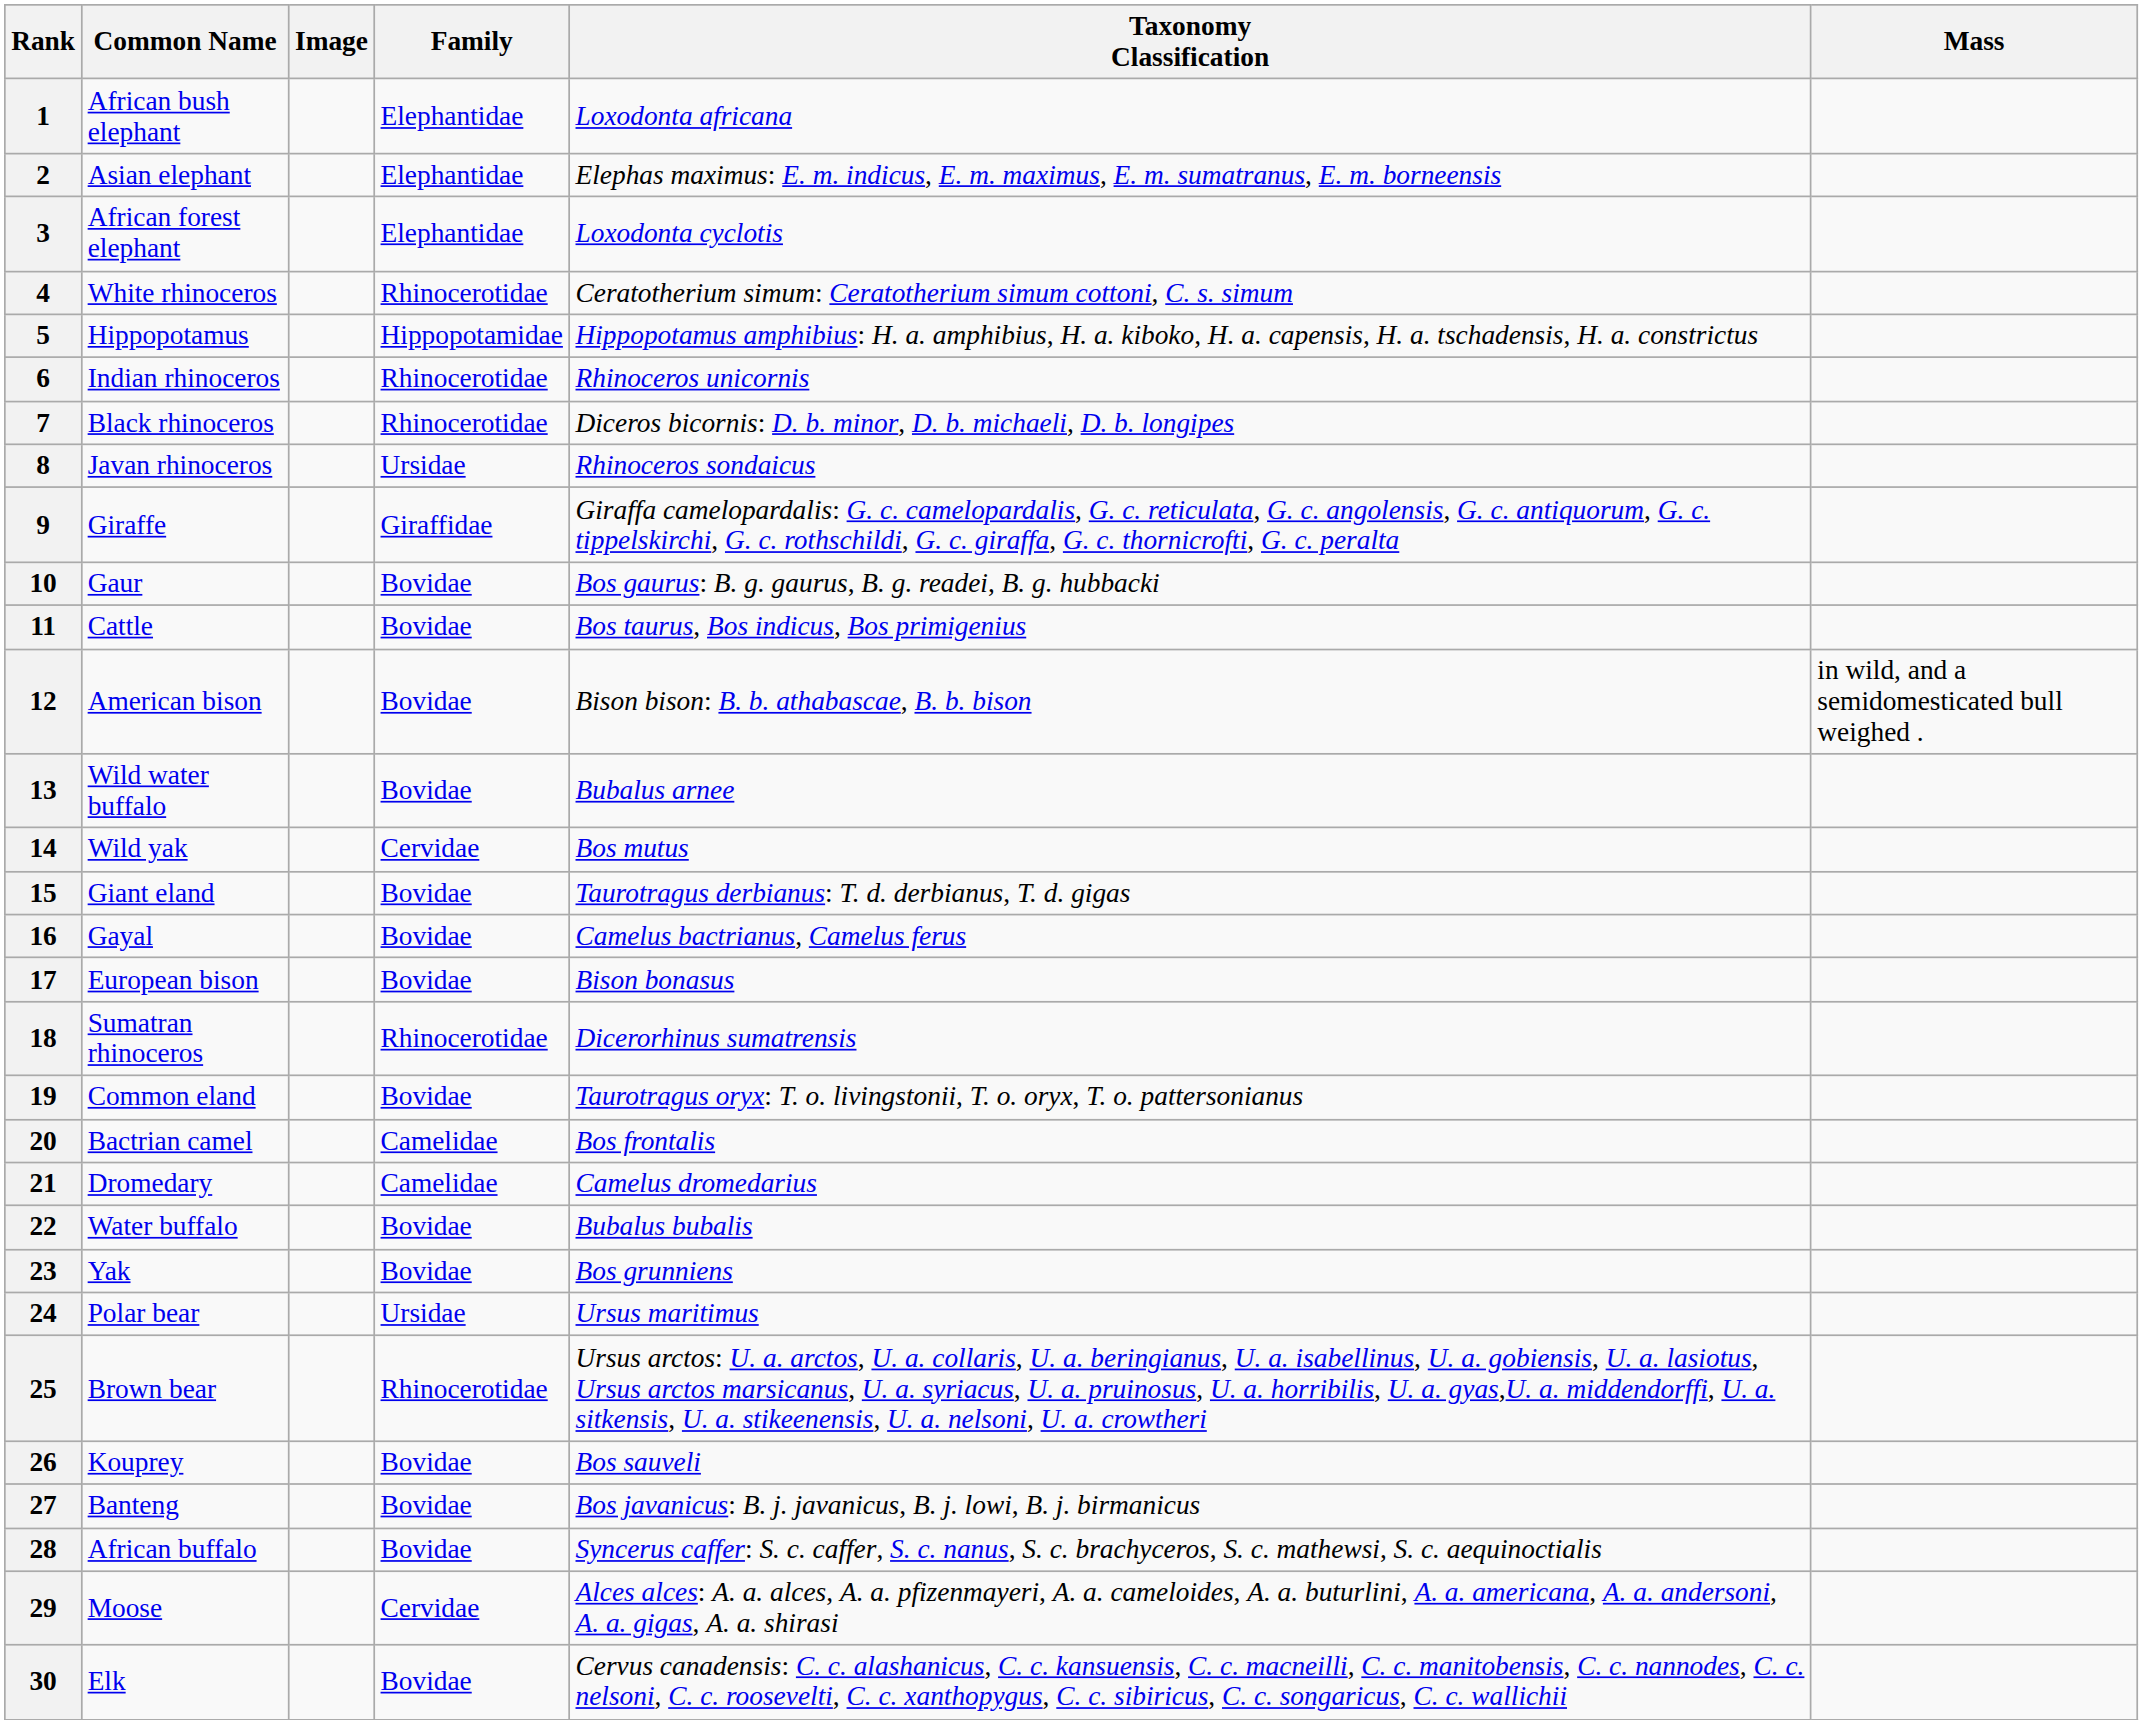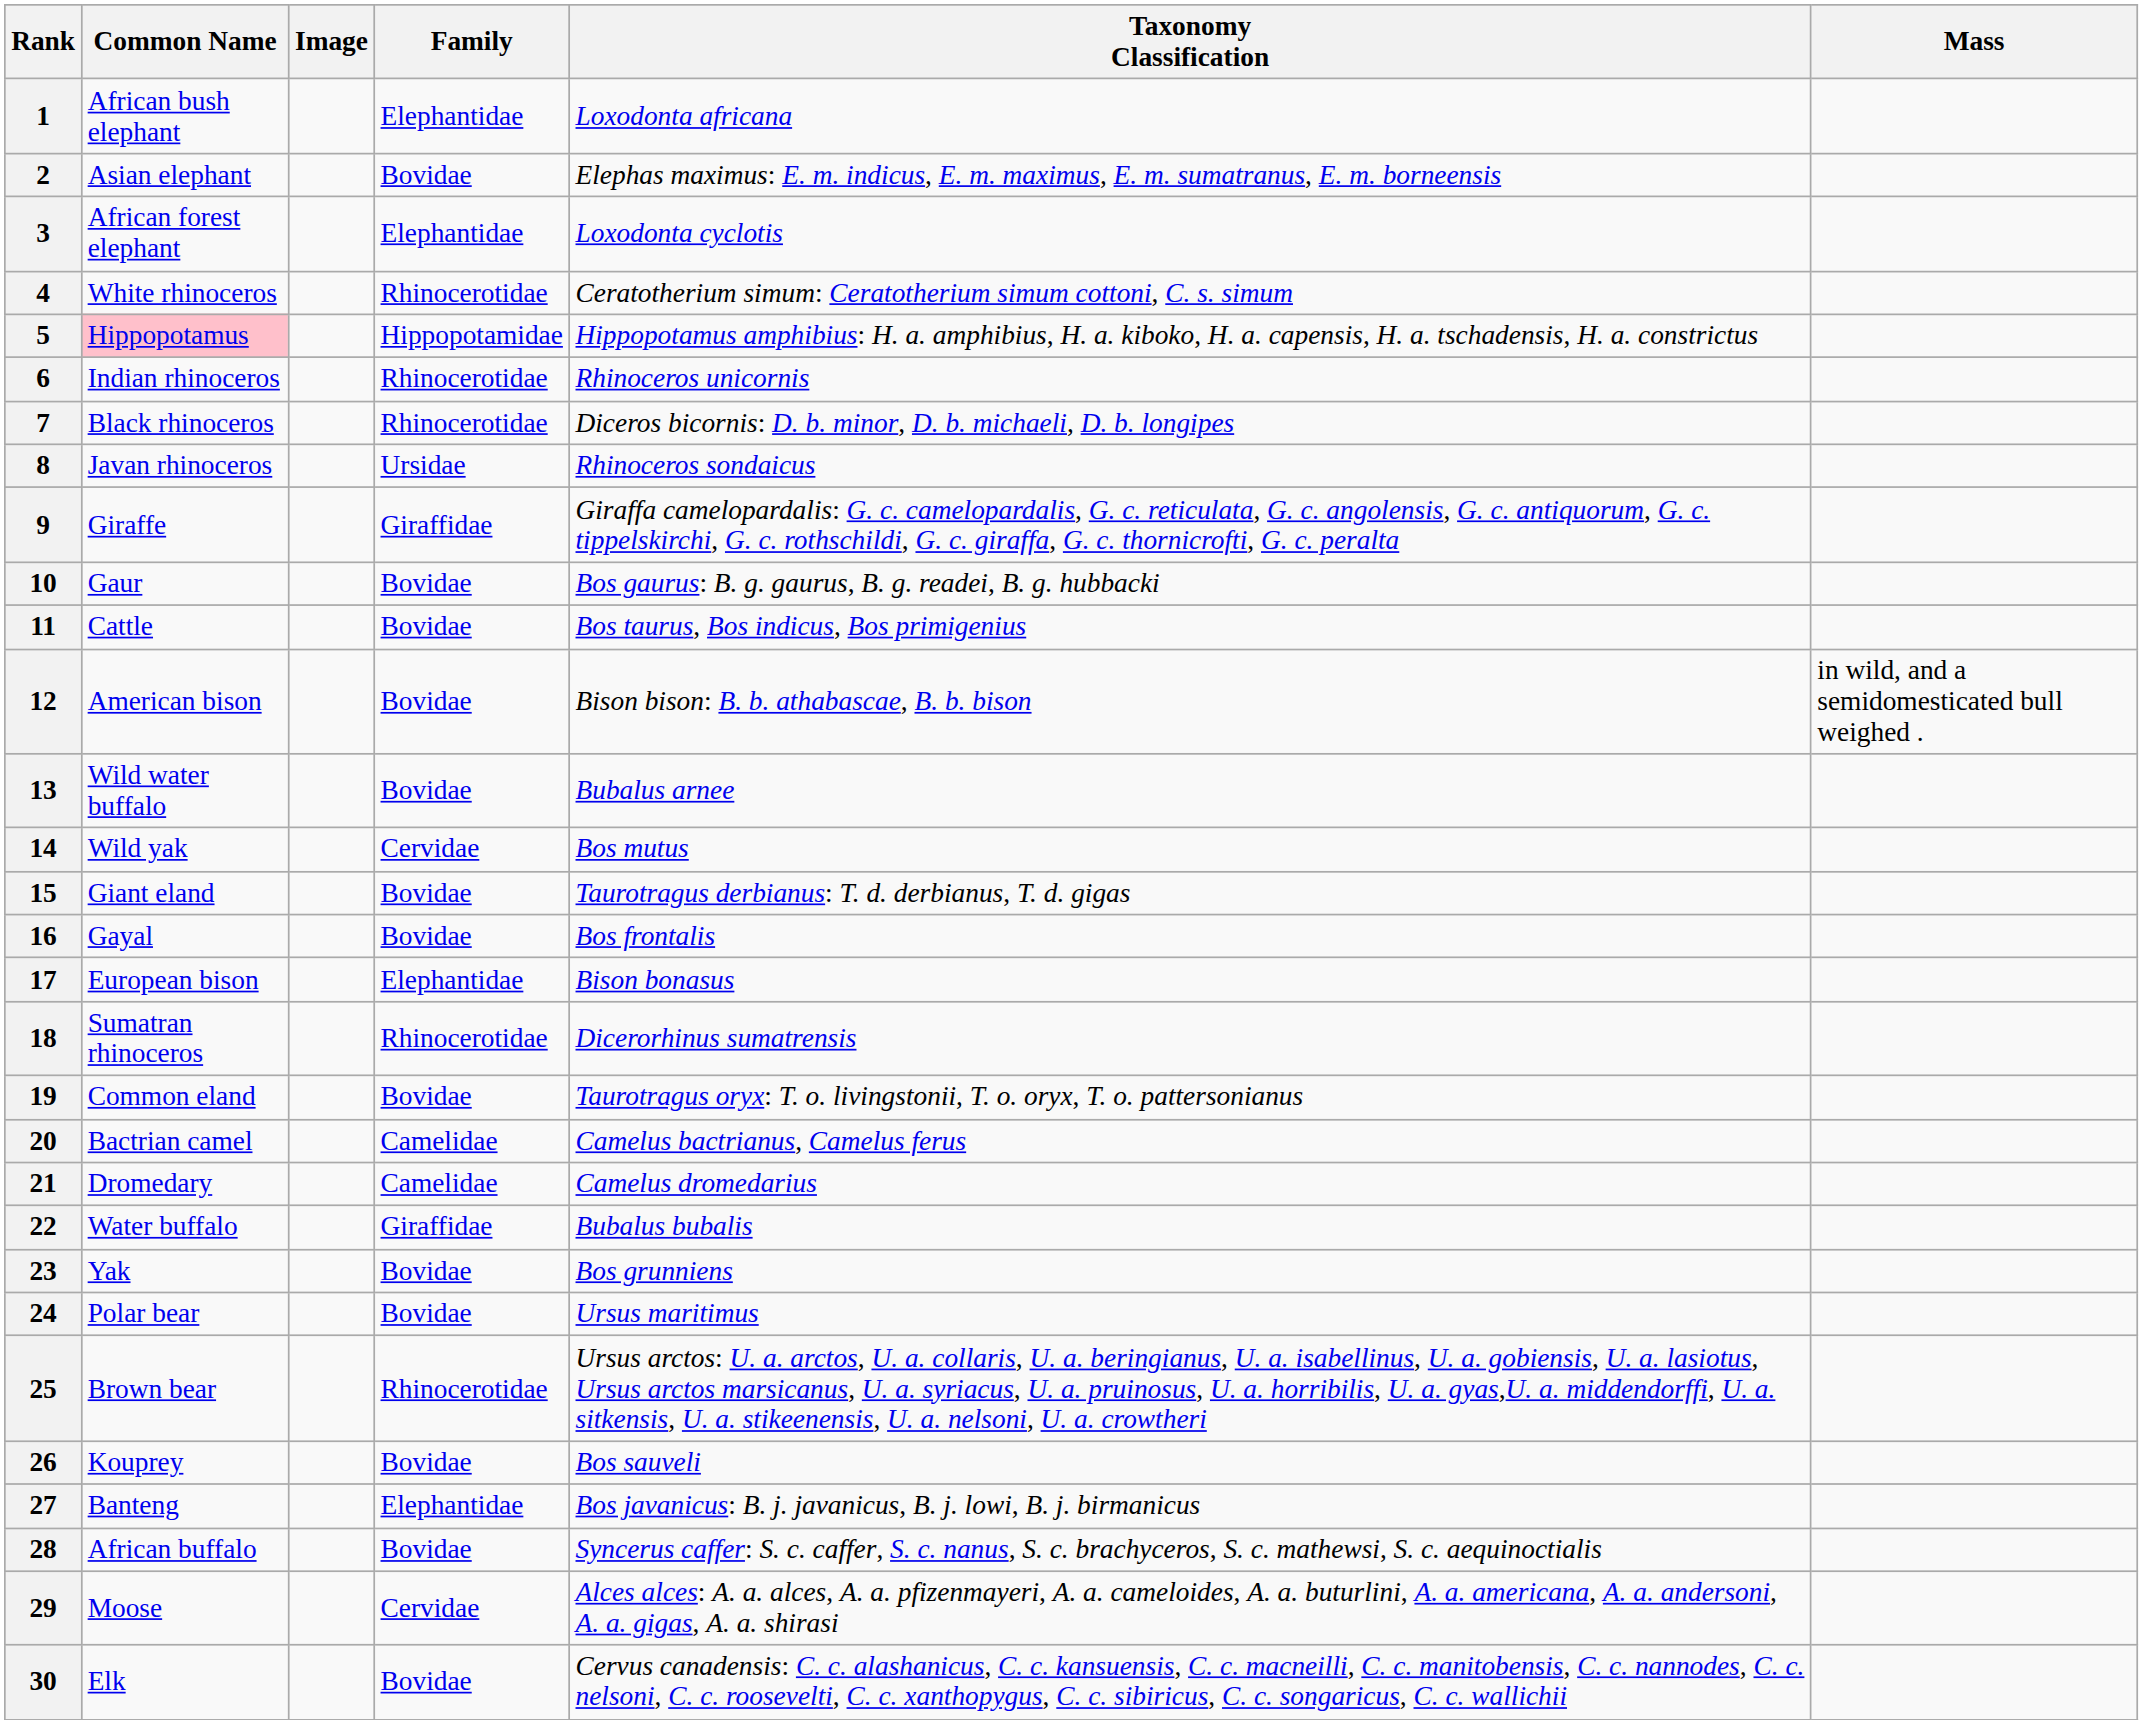(452, 174) Elephantidae -> (426, 174) Bovidae
(168, 335) no background -> (168, 335) pink background
(771, 935) Camelus bactrianus, Camelus ferus -> (645, 935) Bos frontalis
(426, 979) Bovidae -> (452, 979) Elephantidae
(645, 1140) Bos frontalis -> (771, 1140) Camelus bactrianus, Camelus ferus
(426, 1227) Bovidae -> (437, 1227) Giraffidae
(423, 1313) Ursidae -> (426, 1313) Bovidae
(426, 1505) Bovidae -> (452, 1505) Elephantidae
